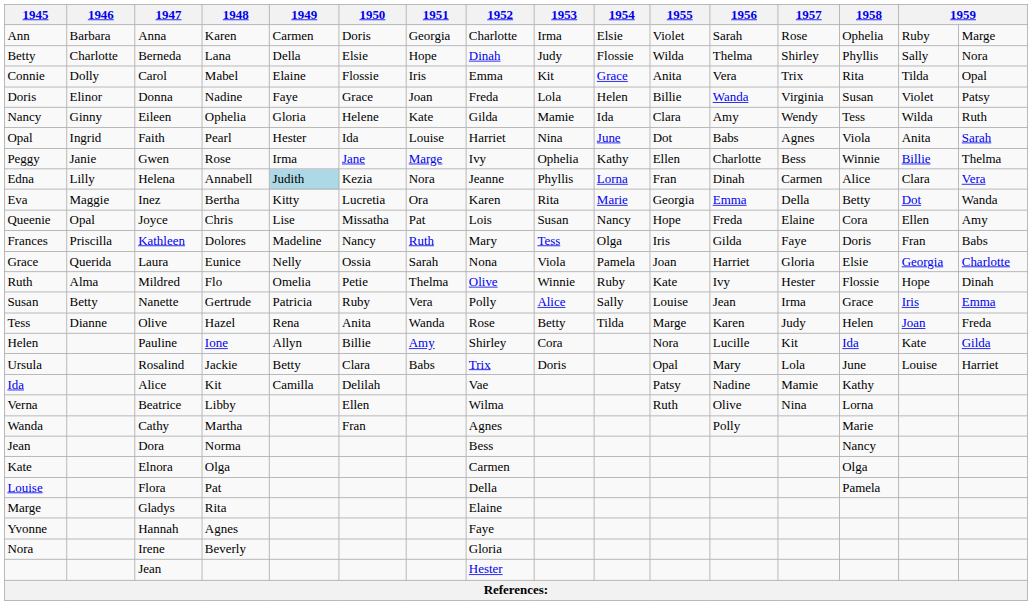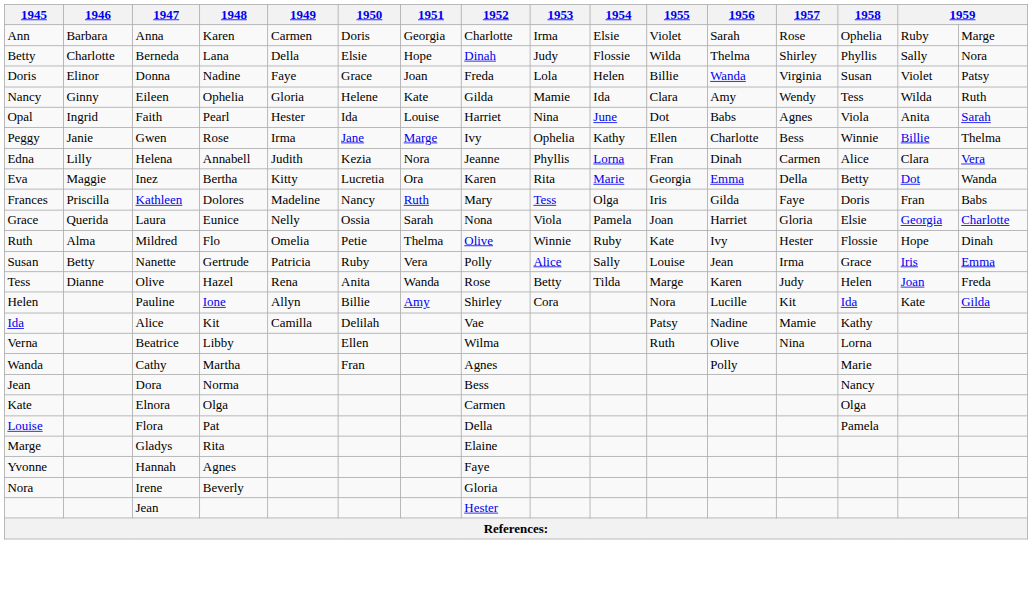- row: (26, 76)
(288, 179) lightblue background -> (287, 158) no background
- row: (29, 220)
- row: (25, 364)
